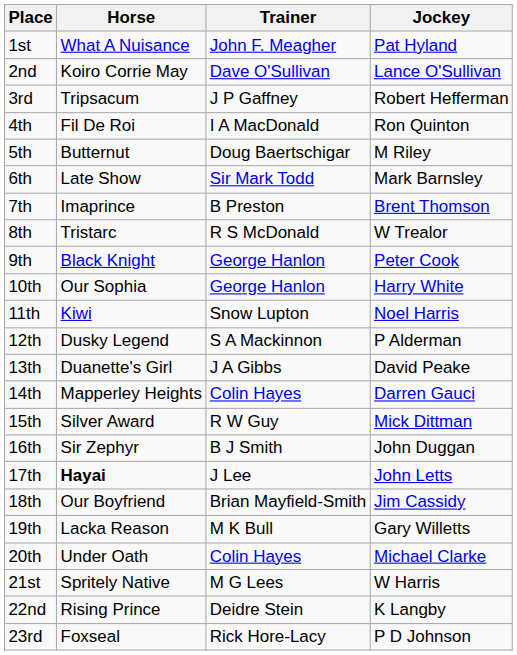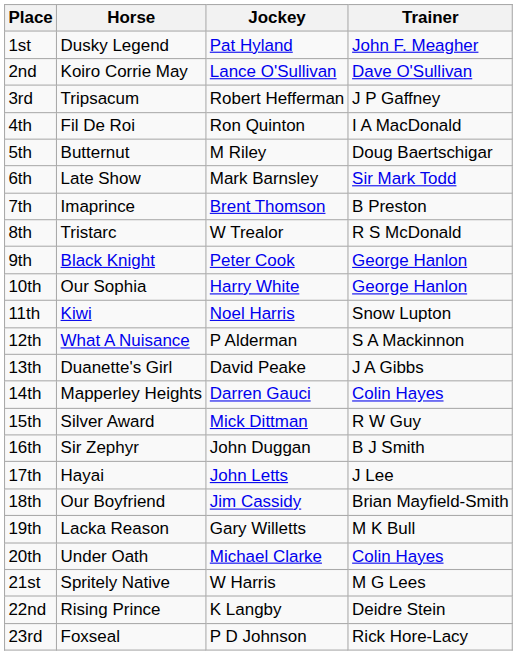columns swapped: (288, 17) <-> (441, 17)
(125, 44) What A Nuisance -> (115, 44) Dusky Legend
(115, 340) Dusky Legend -> (125, 340) What A Nuisance
(83, 475) bold -> (82, 475) normal
